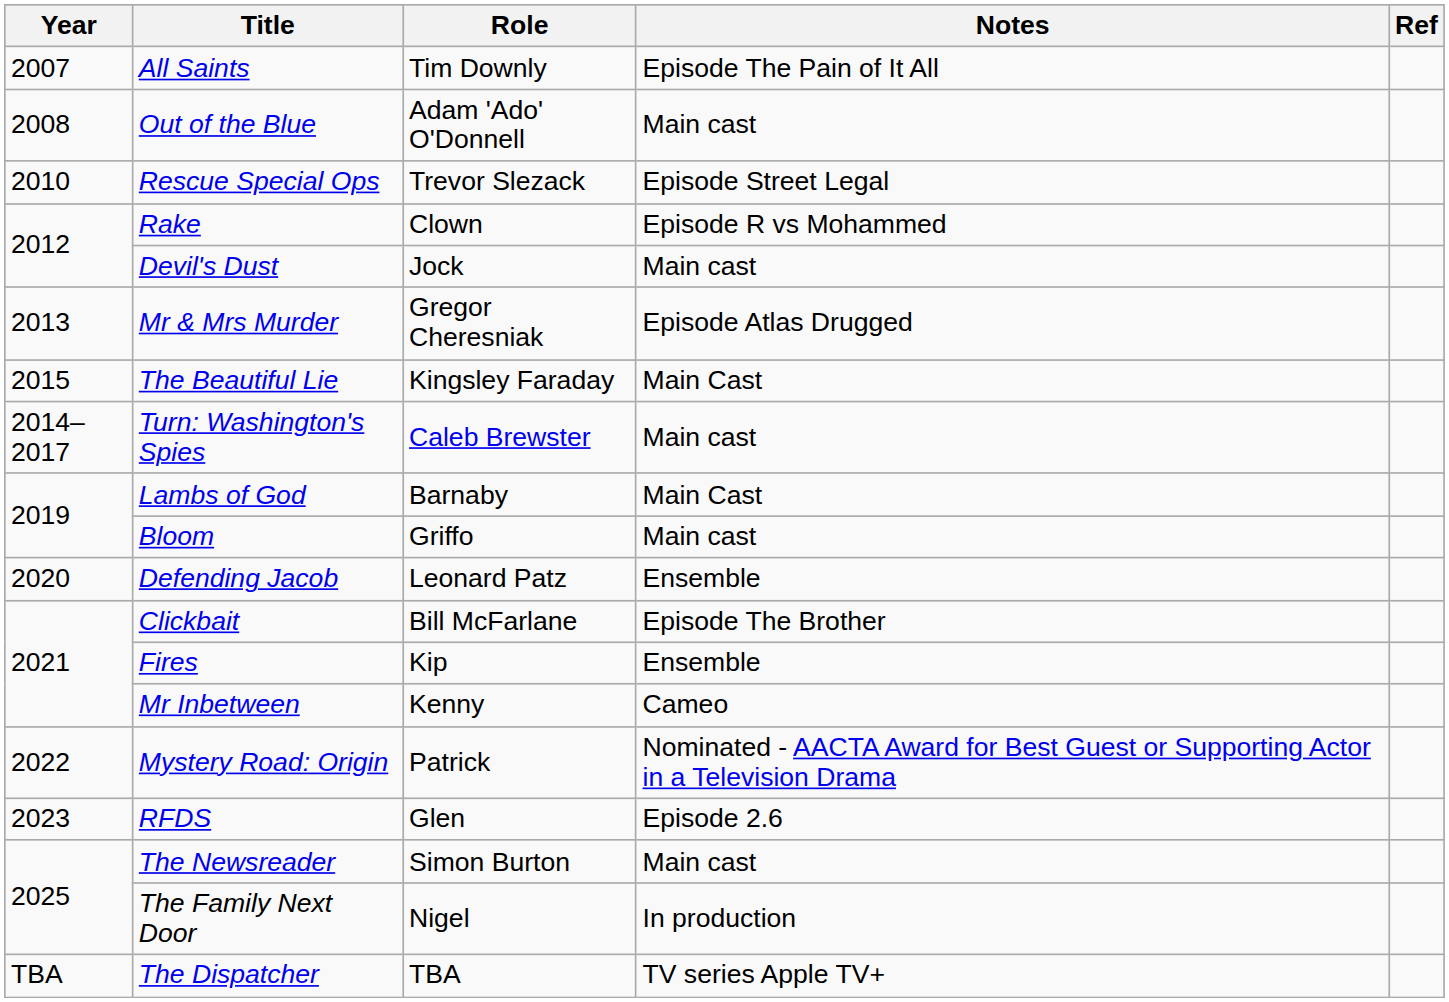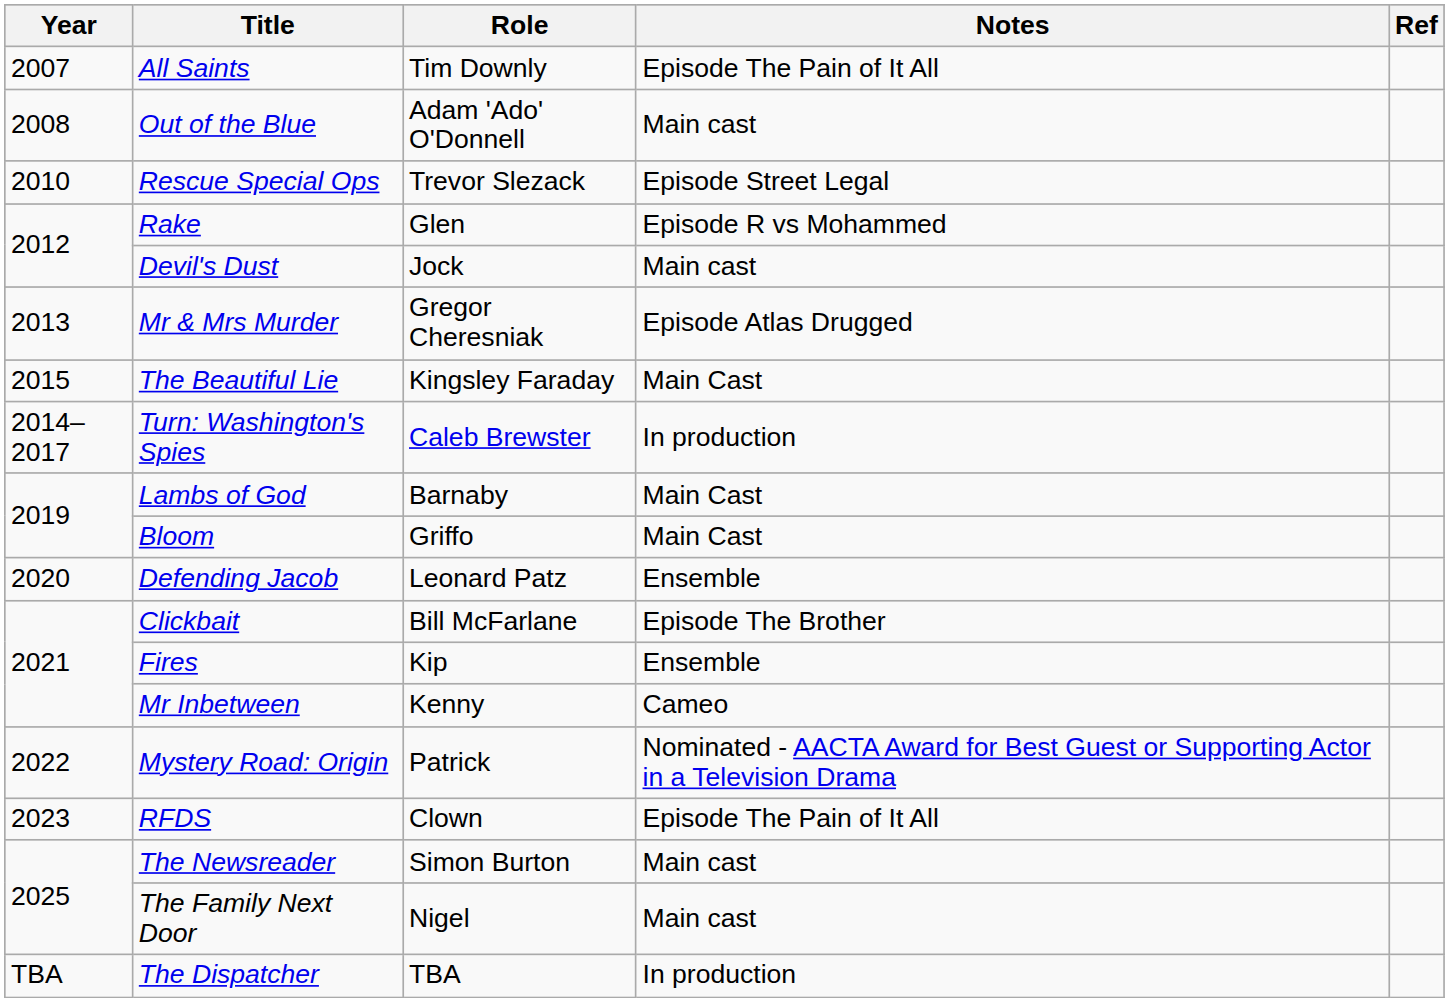(446, 223) Clown -> (437, 223) Glen
(699, 437) Main cast -> (719, 437) In production
(699, 536) Main cast -> (702, 536) Main Cast
(437, 819) Glen -> (446, 819) Clown
(713, 819) Episode 2.6 -> (791, 819) Episode The Pain of It All
(719, 918) In production -> (699, 918) Main cast
(764, 975) TV series Apple TV+ -> (719, 975) In production
